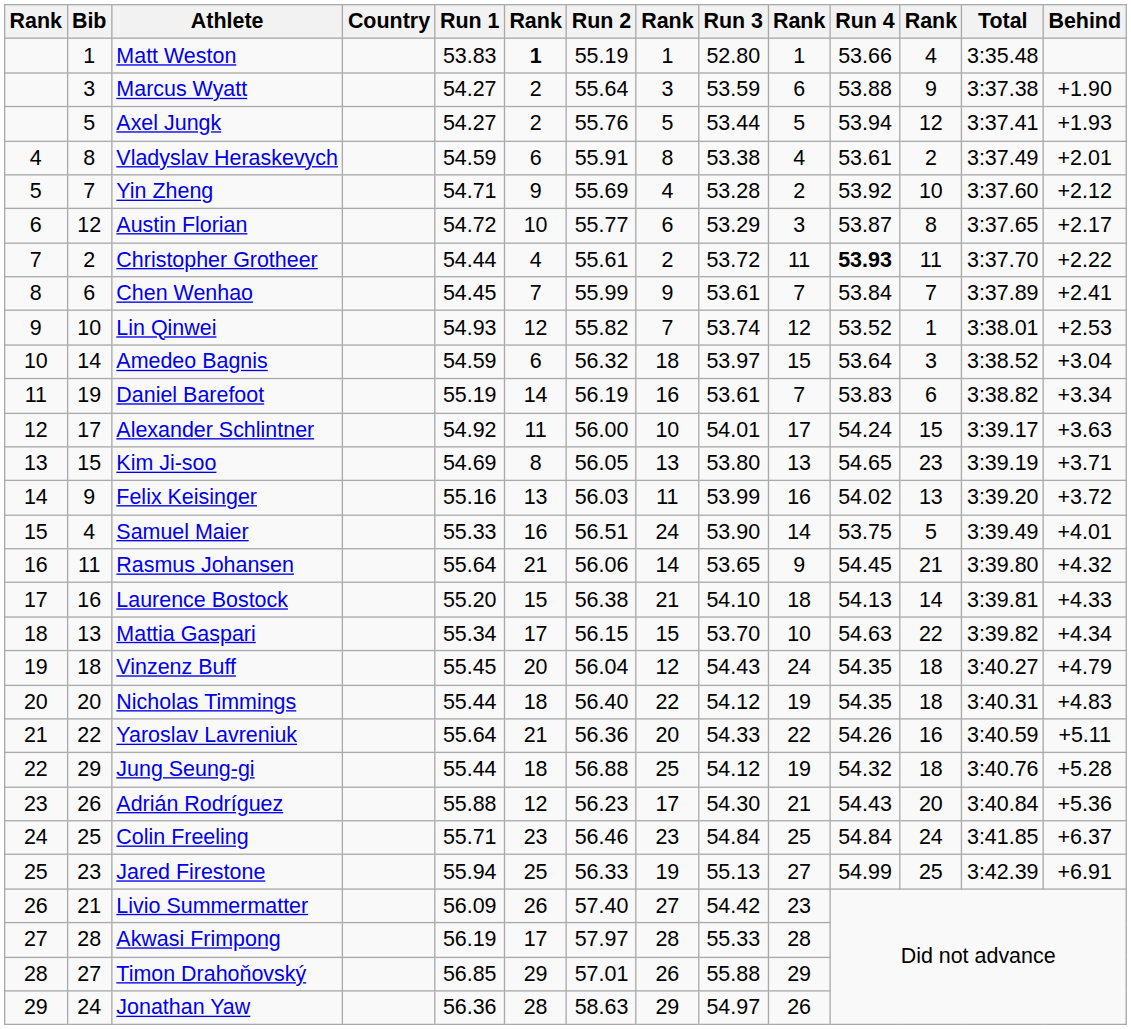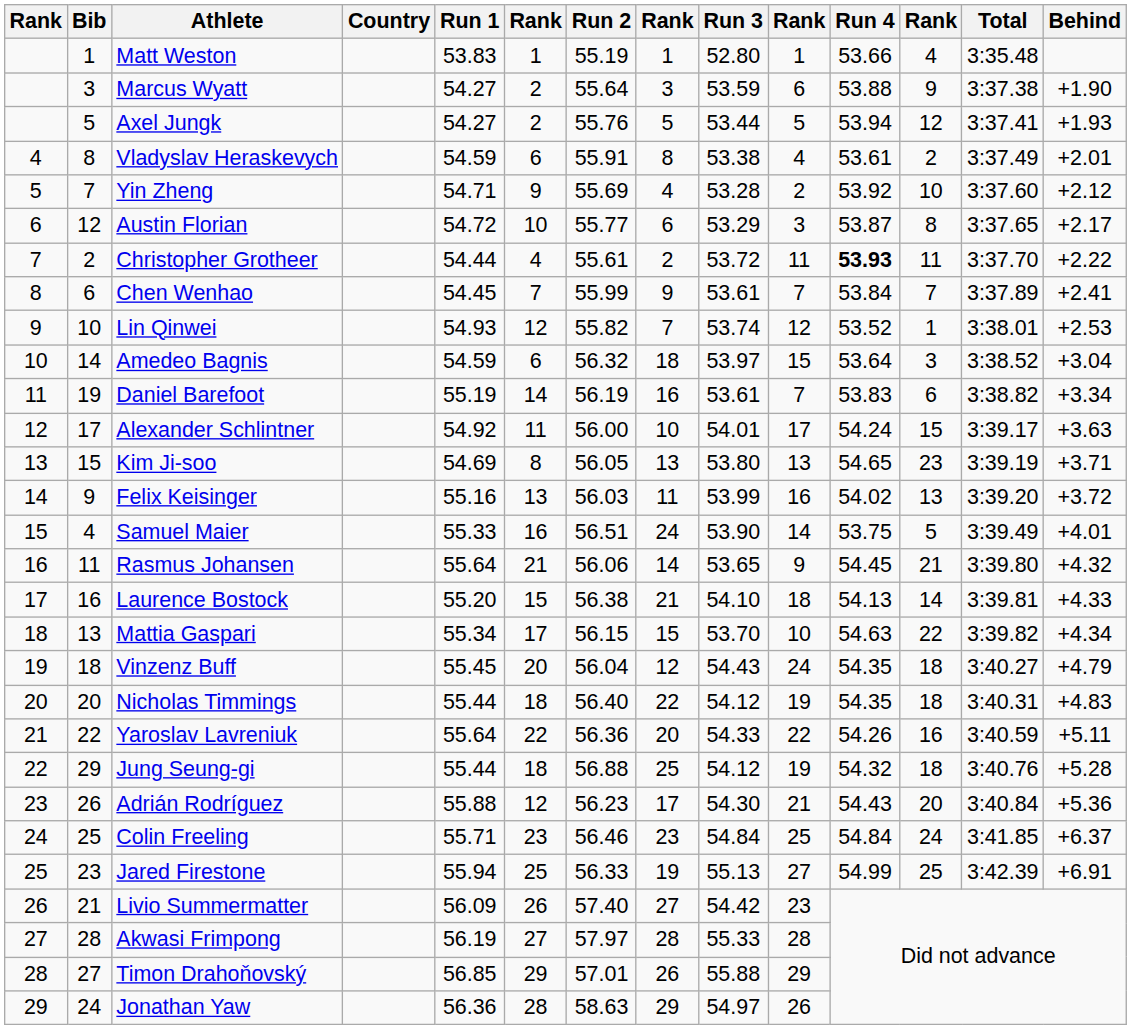(536, 55) bold -> (536, 55) normal
(536, 735) 21 -> (536, 735) 22
(536, 939) 17 -> (536, 939) 27
